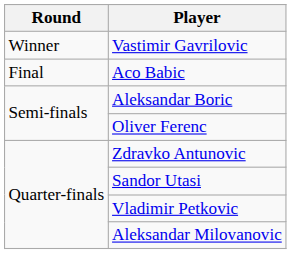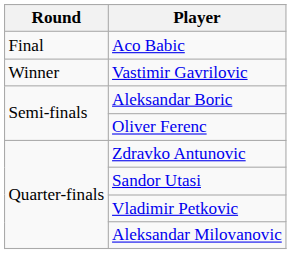rows swapped: (180, 45) <-> (148, 72)
